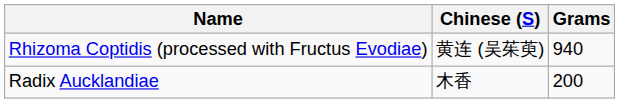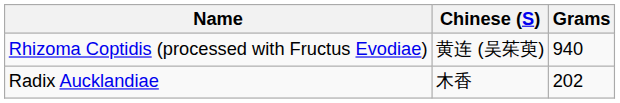(568, 81) 200 -> (568, 81) 202
